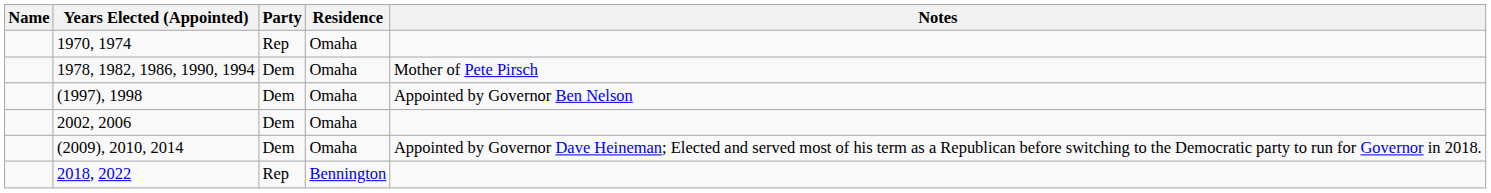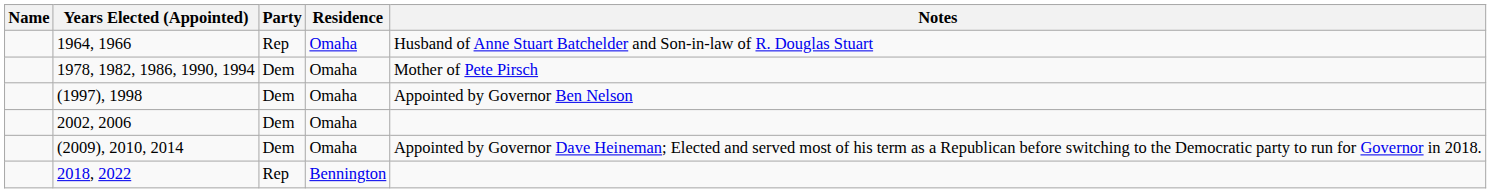+ row: (94, 43)
- row: (94, 43)
